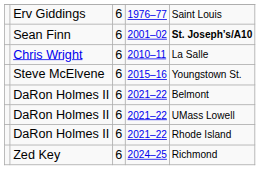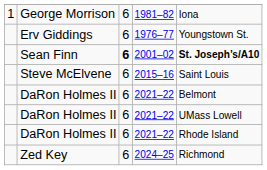+ row: (68, 14)
(197, 14) Saint Louis -> (214, 34) Youngstown St.
(119, 34) normal -> (126, 54) bold
- row: (48, 54)
(207, 75) Youngstown St. -> (204, 75) Saint Louis
